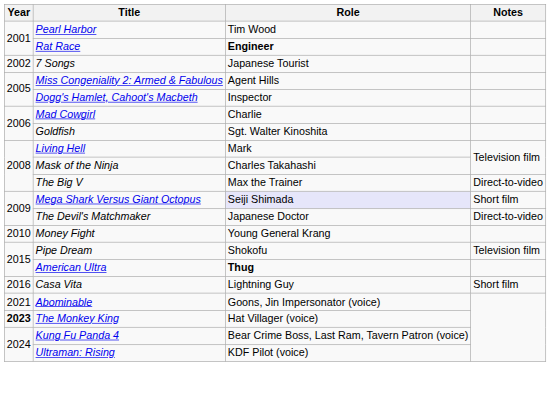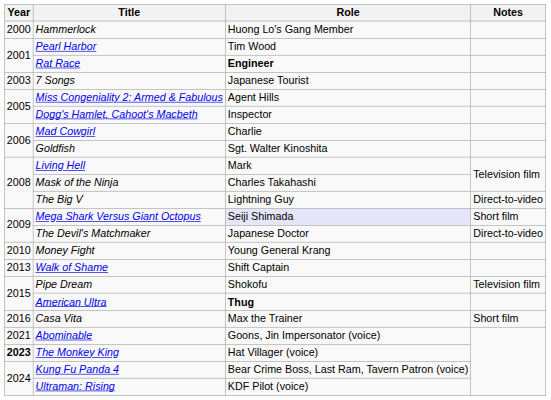+ row: (66, 30)
(19, 64) 2002 -> (19, 81) 2003
(265, 183) Max the Trainer -> (261, 200) Lightning Guy
+ row: (72, 268)
(261, 285) Lightning Guy -> (265, 319) Max the Trainer
